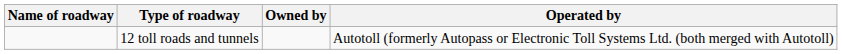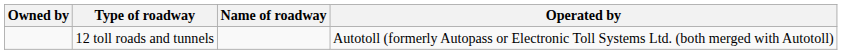columns swapped: (61, 15) <-> (296, 15)
